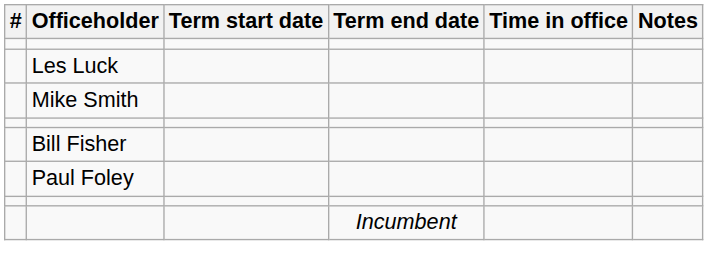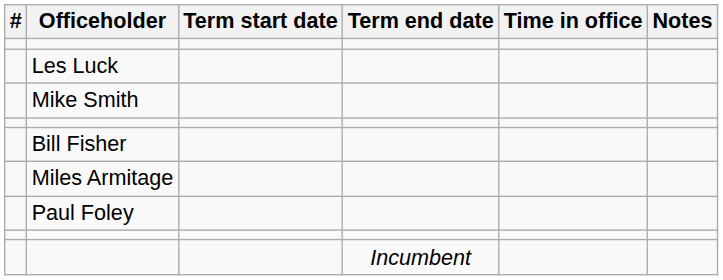+ row: (102, 178)
